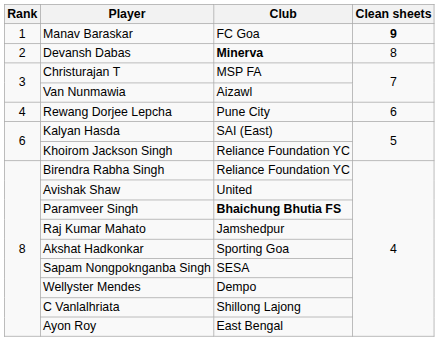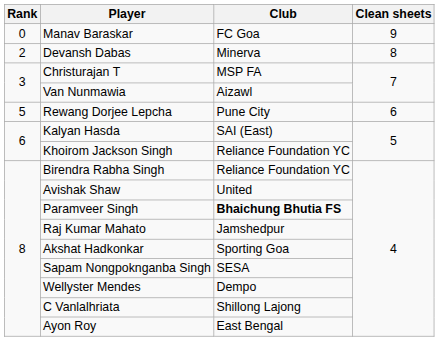(22, 33) 1 -> (22, 33) 0
(394, 33) bold -> (394, 33) normal
(240, 53) bold -> (238, 53) normal
(22, 111) 4 -> (22, 111) 5
